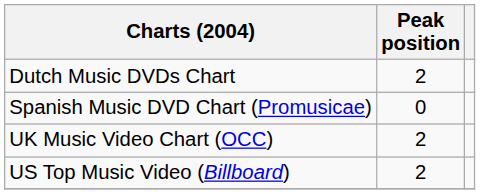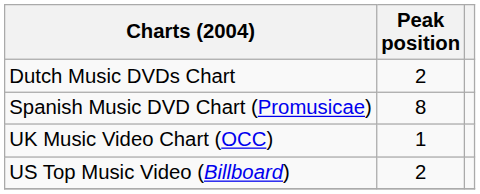(421, 107) 0 -> (421, 107) 8
(421, 140) 2 -> (421, 140) 1
